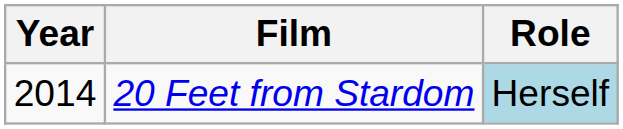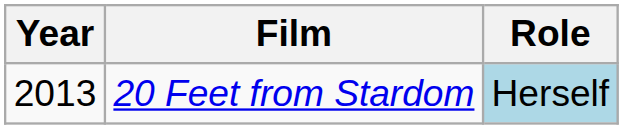(55, 92) 2014 -> (55, 92) 2013
